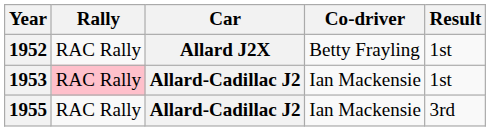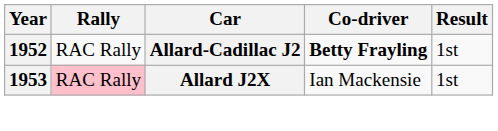(225, 49) Allard J2X -> (225, 49) Allard-Cadillac J2
(365, 49) normal -> (368, 49) bold
(225, 79) Allard-Cadillac J2 -> (225, 79) Allard J2X
- row: (28, 110)
